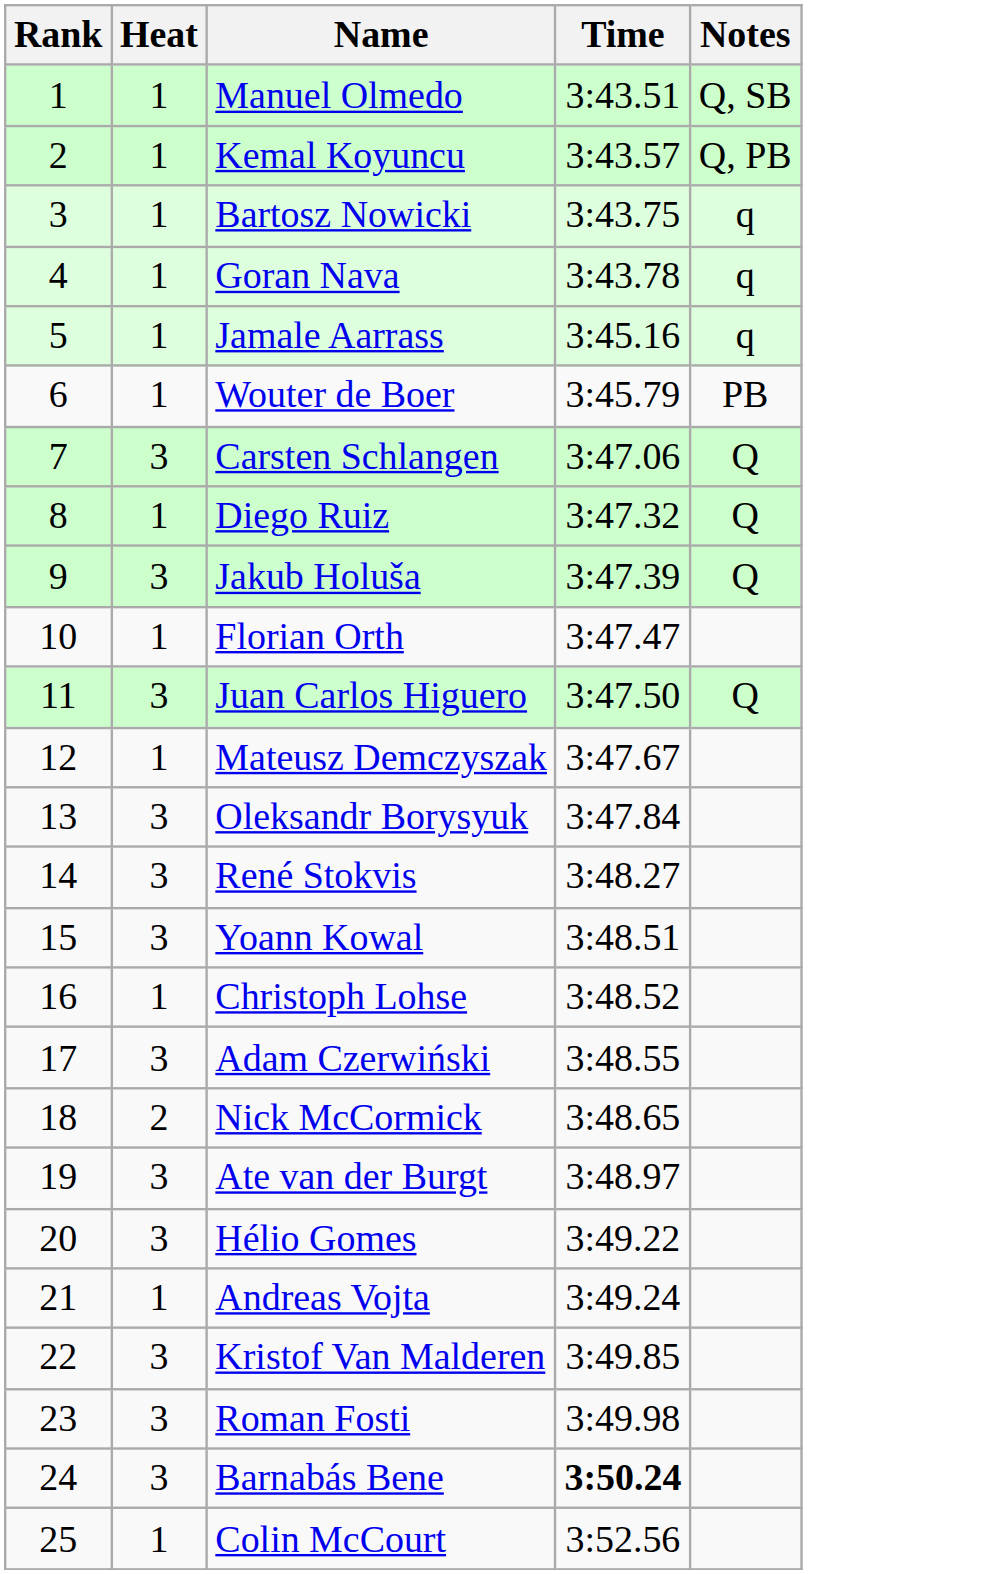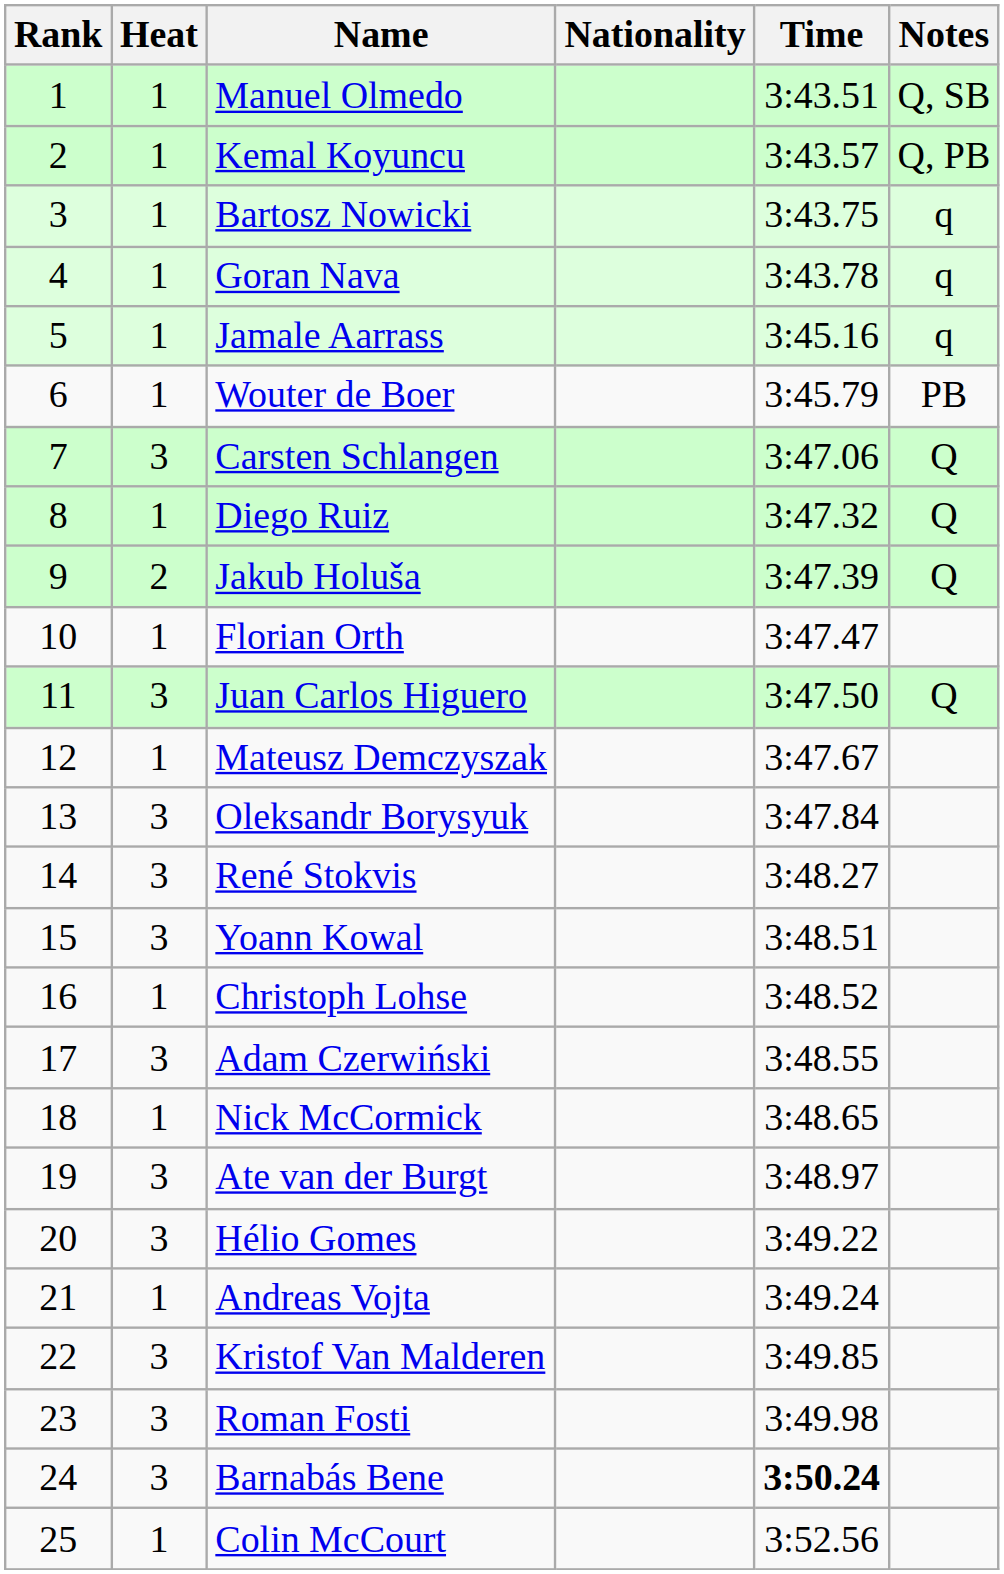+ column: (655, 34)
(159, 575) 3 -> (159, 575) 2
(159, 1117) 2 -> (159, 1117) 1
